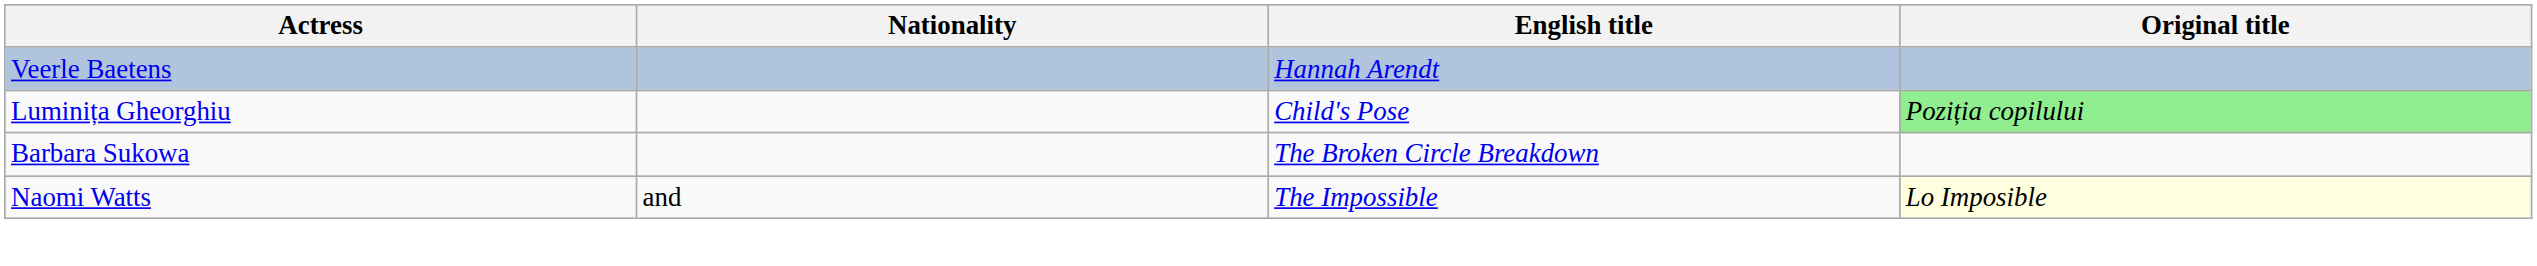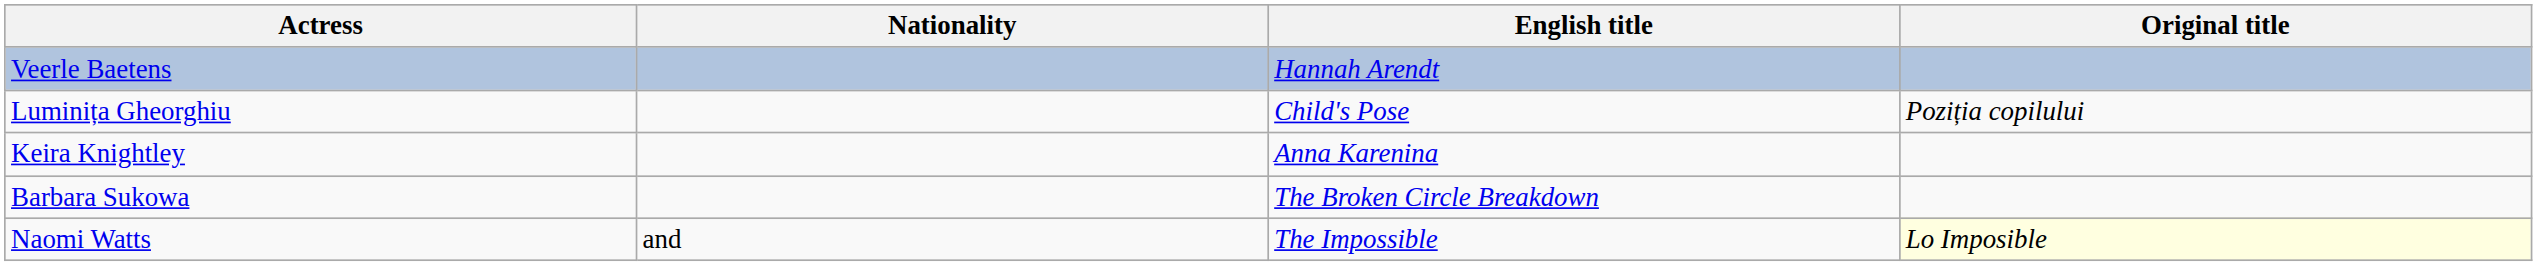(1995, 111) lightgreen background -> (1995, 111) no background
+ row: (98, 153)
